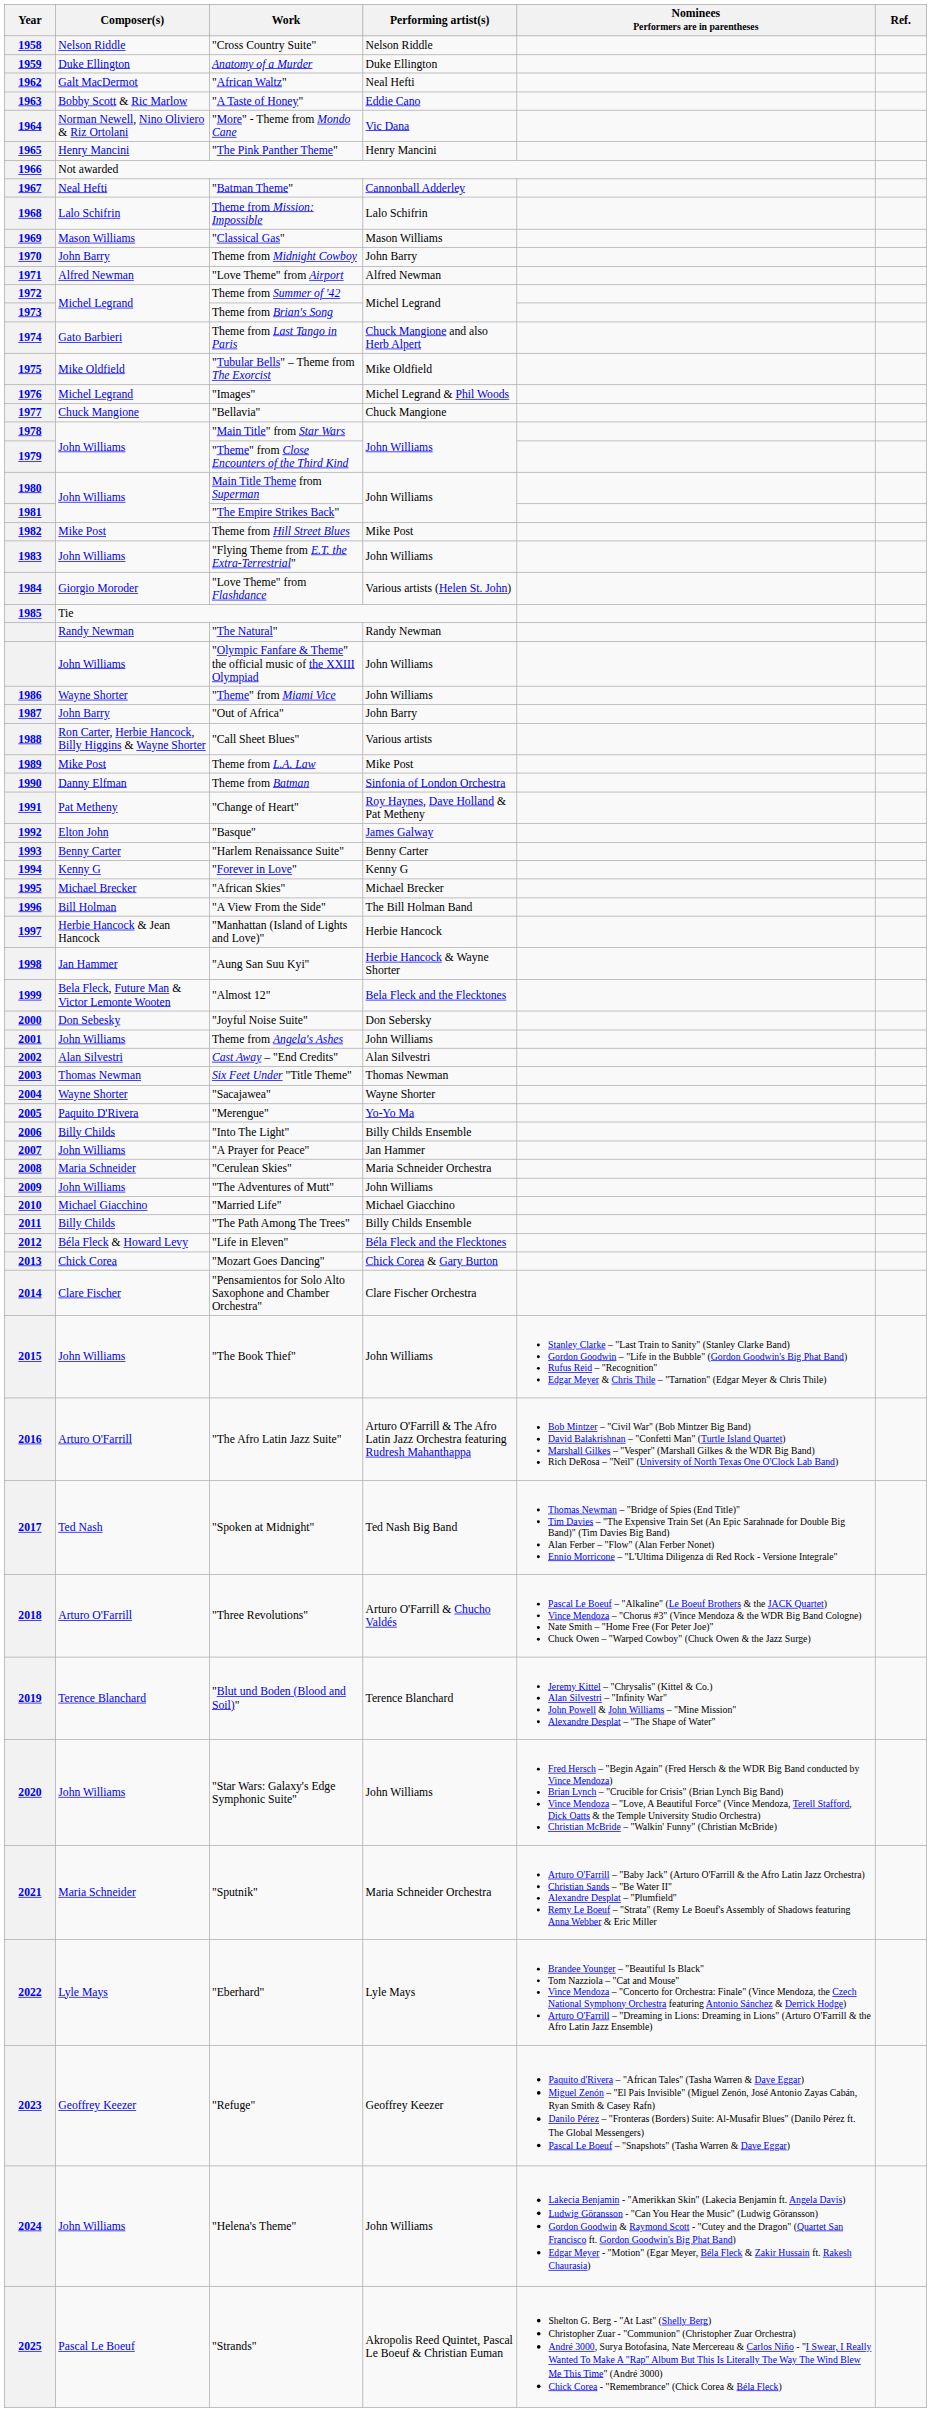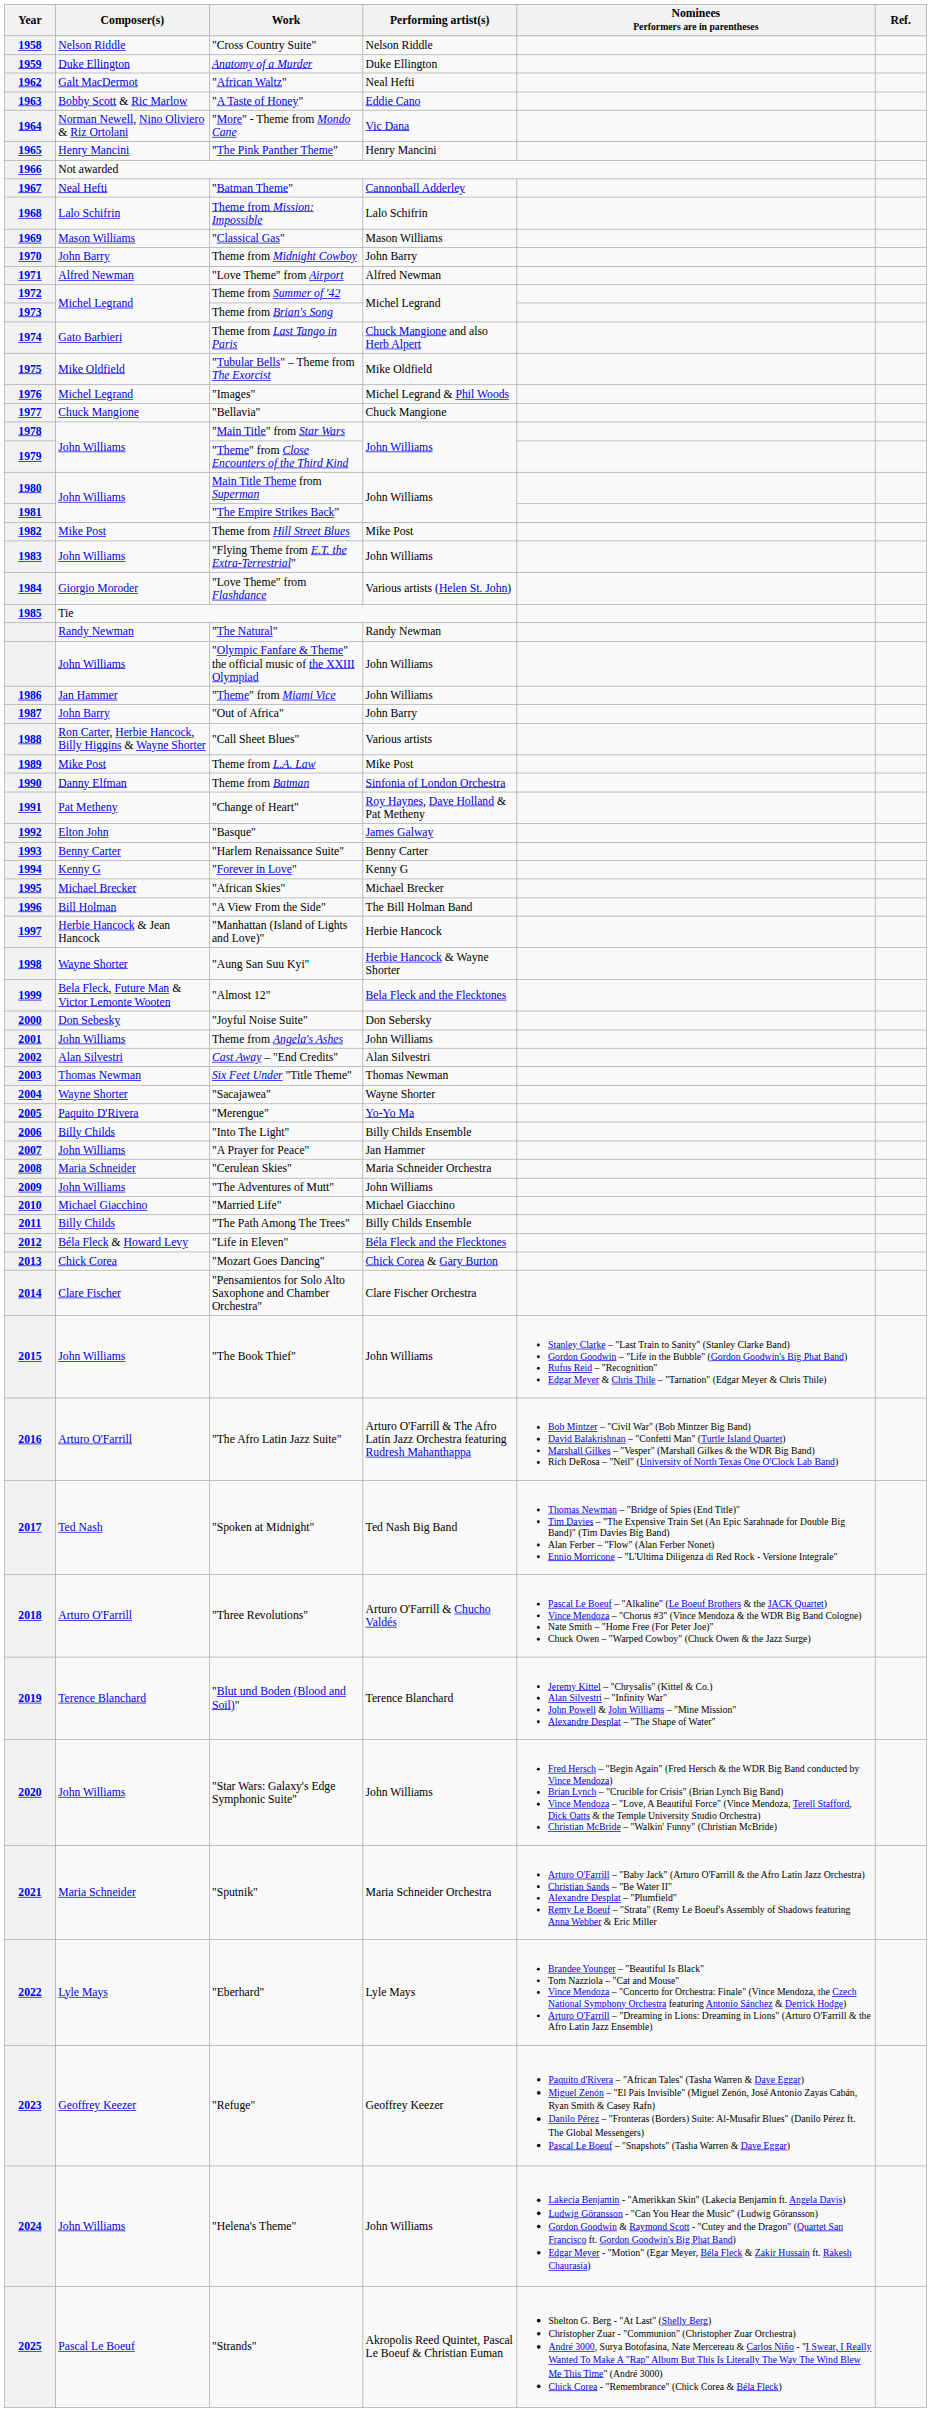(93, 695) Wayne Shorter -> (88, 695) Jan Hammer
(88, 963) Jan Hammer -> (93, 963) Wayne Shorter
